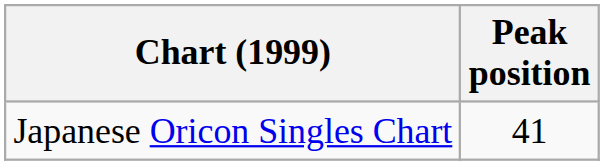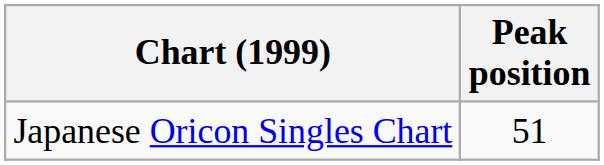(530, 130) 41 -> (530, 130) 51
